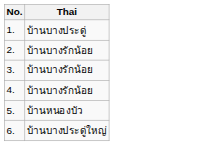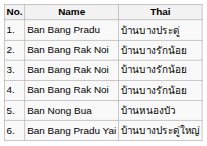+ column: (72, 12)
